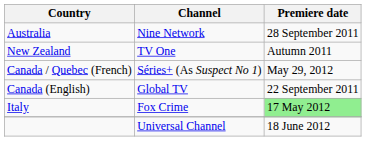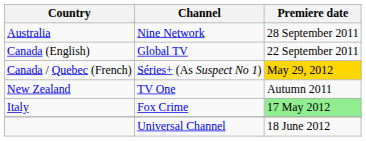rows swapped: (48, 88) <-> (39, 51)
(300, 70) no background -> (300, 70) gold background
